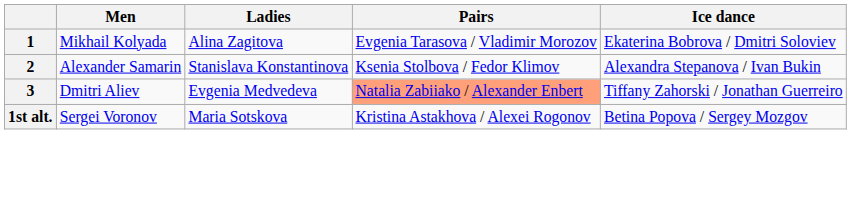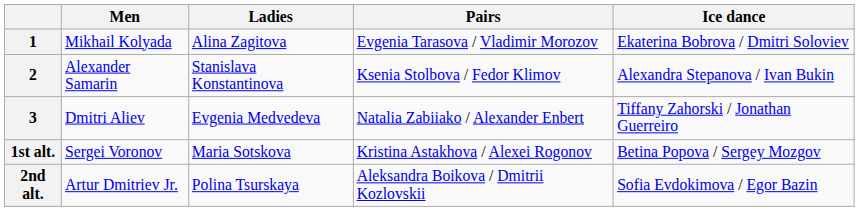(469, 91) lightsalmon background -> (470, 117) no background
+ row: (33, 185)
